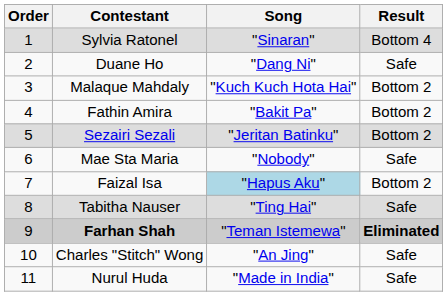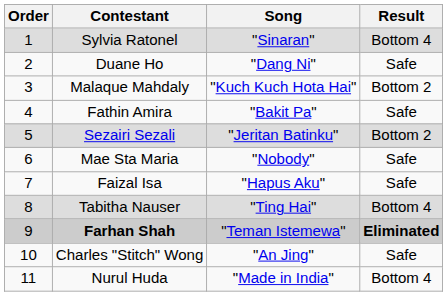(401, 111) Bottom 2 -> (401, 111) Safe
(283, 183) lightblue background -> (283, 183) no background
(401, 183) Bottom 2 -> (401, 183) Safe
(401, 207) Safe -> (401, 207) Bottom 4
(401, 278) Safe -> (401, 278) Bottom 4
